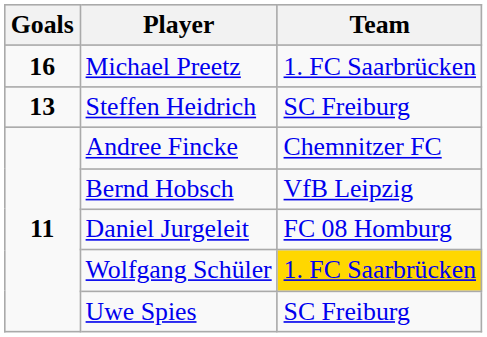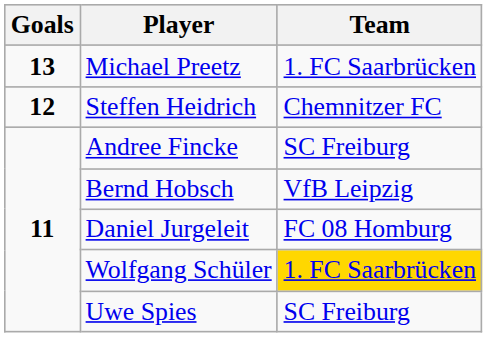(42, 65) 16 -> (42, 65) 13
(42, 106) 13 -> (42, 106) 12
(347, 106) SC Freiburg -> (363, 106) Chemnitzer FC
(363, 147) Chemnitzer FC -> (347, 147) SC Freiburg
